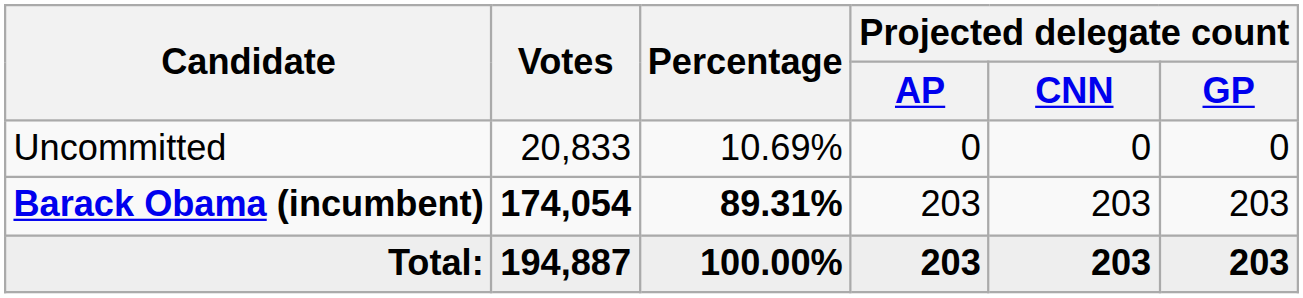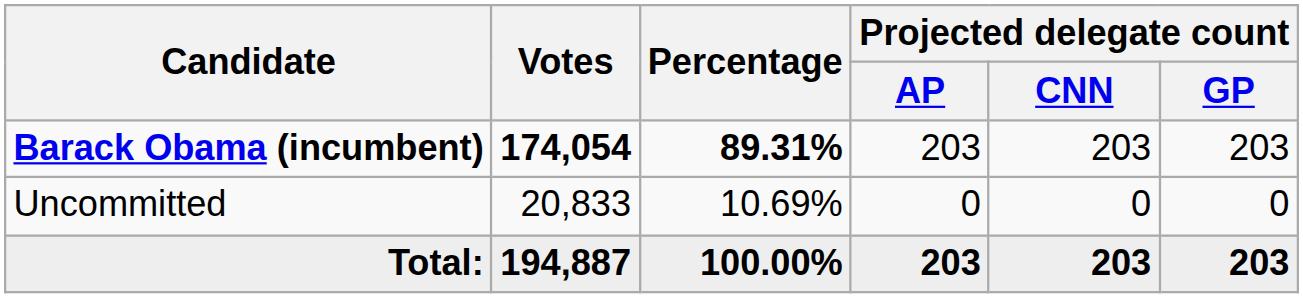rows swapped: (249, 205) <-> (120, 147)
